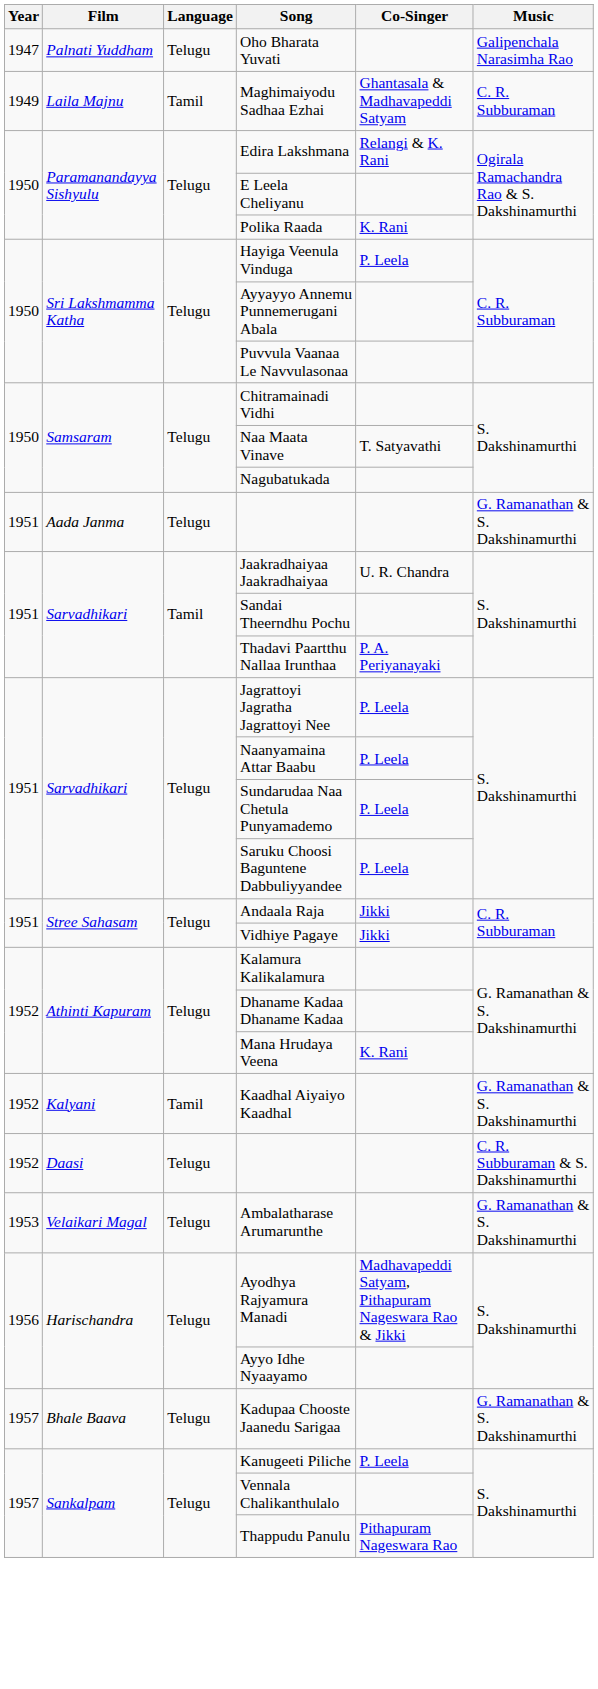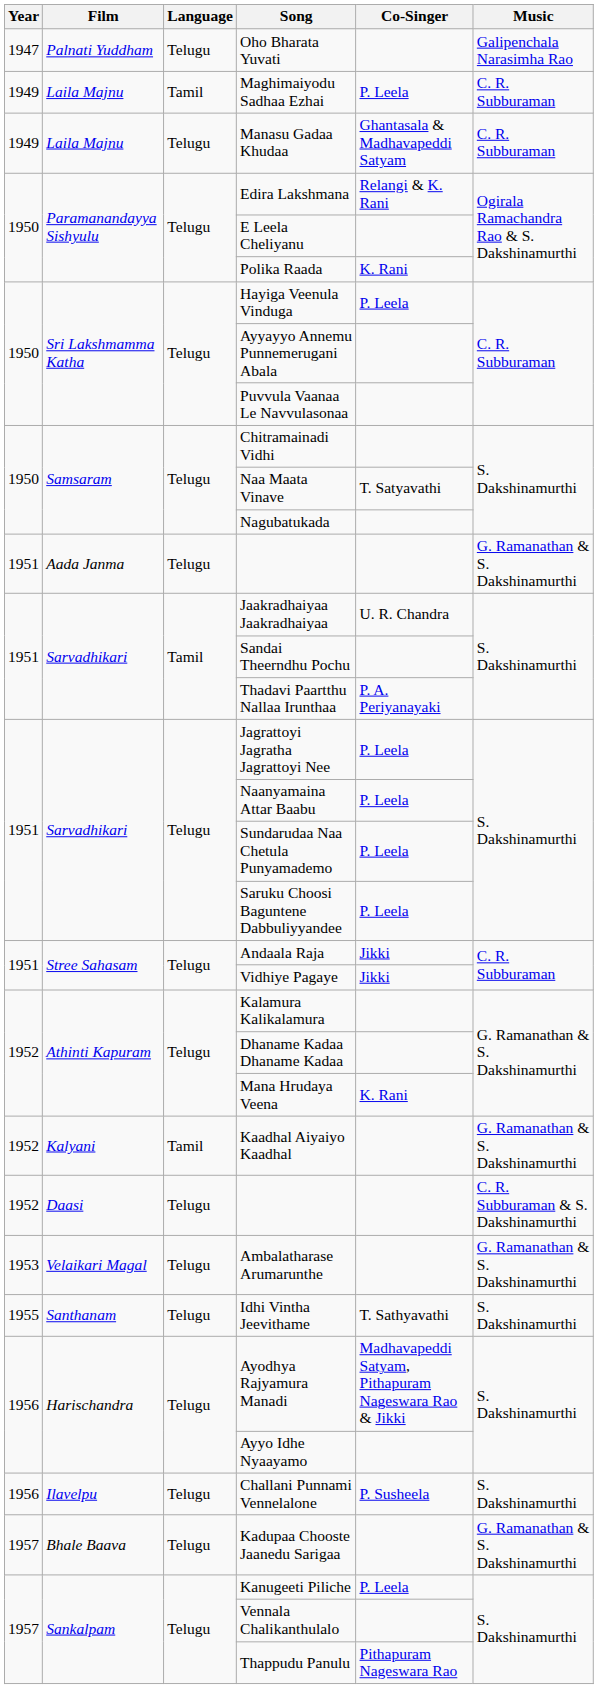(406, 100) Ghantasala & Madhavapeddi Satyam -> (384, 92) P. Leela
+ row: (85, 143)
+ row: (81, 1315)
+ row: (72, 1494)
